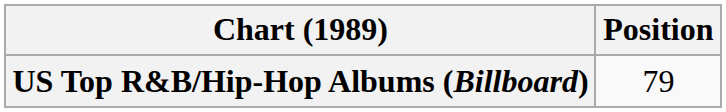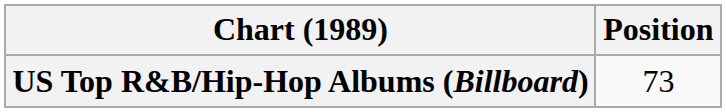(658, 80) 79 -> (658, 80) 73
